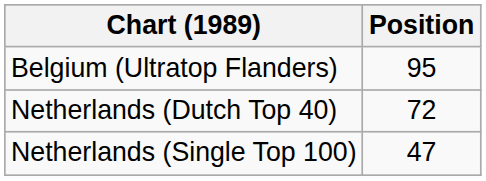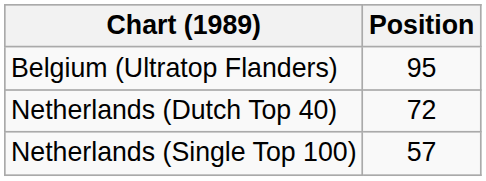(422, 152) 47 -> (422, 152) 57
